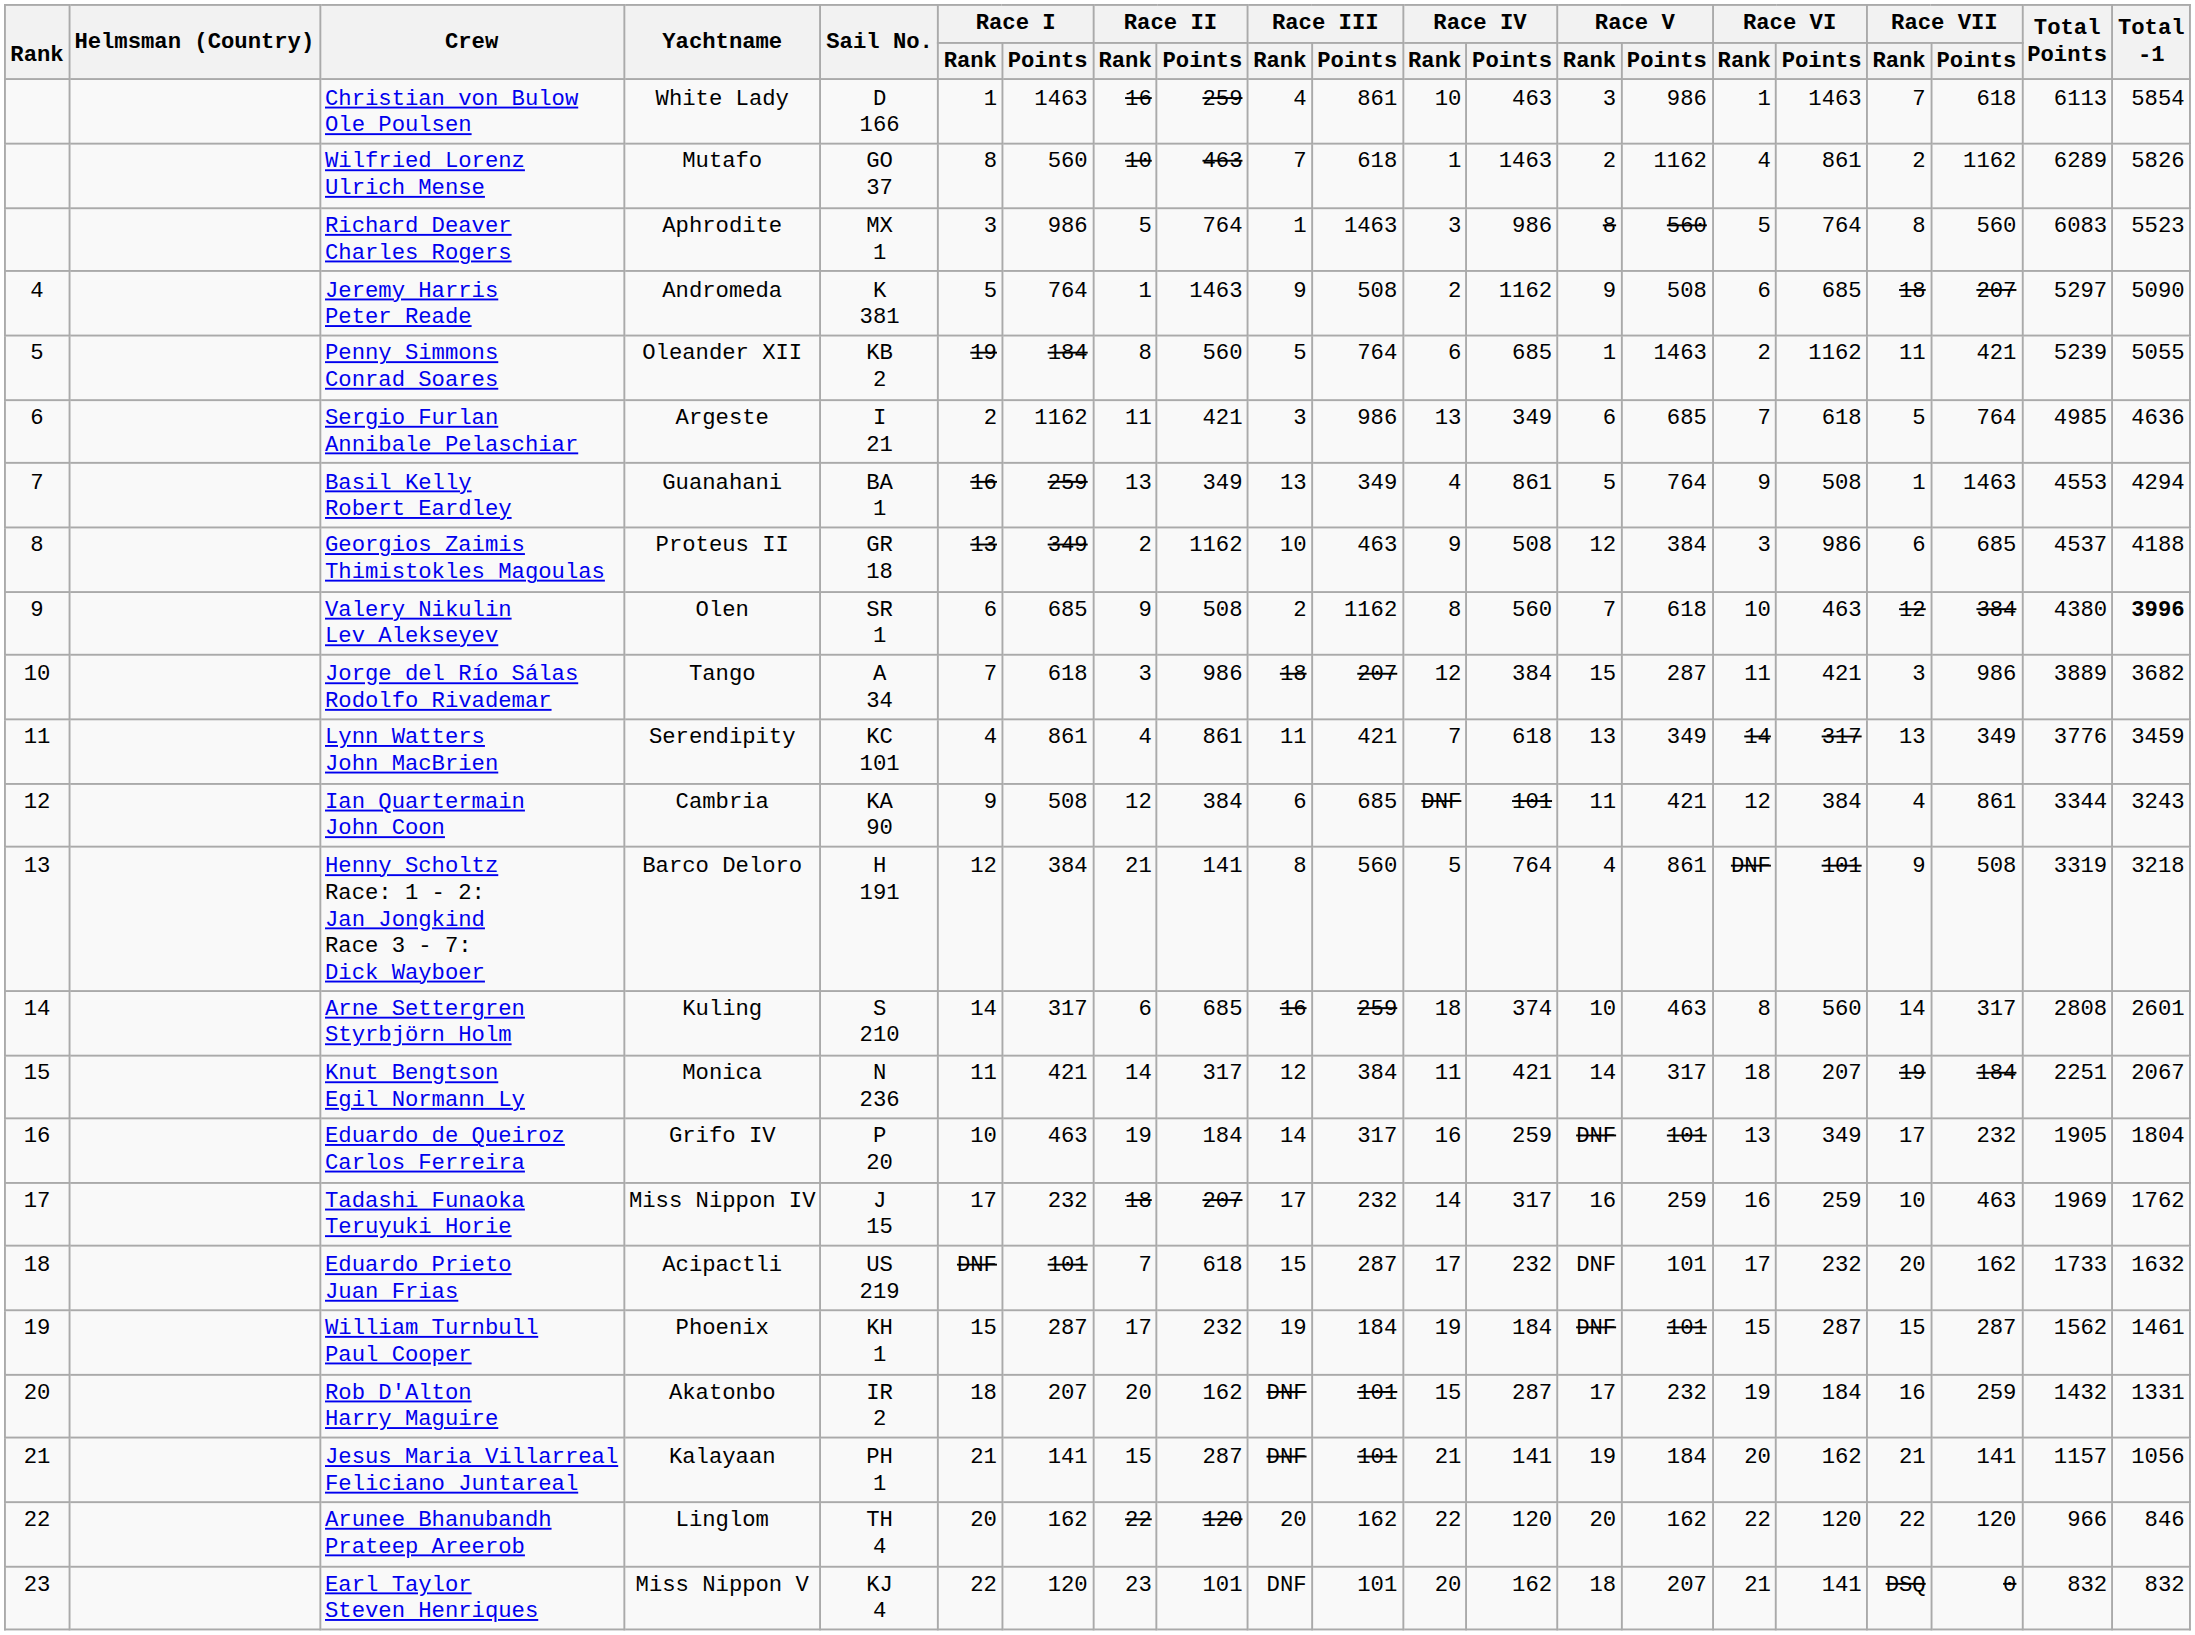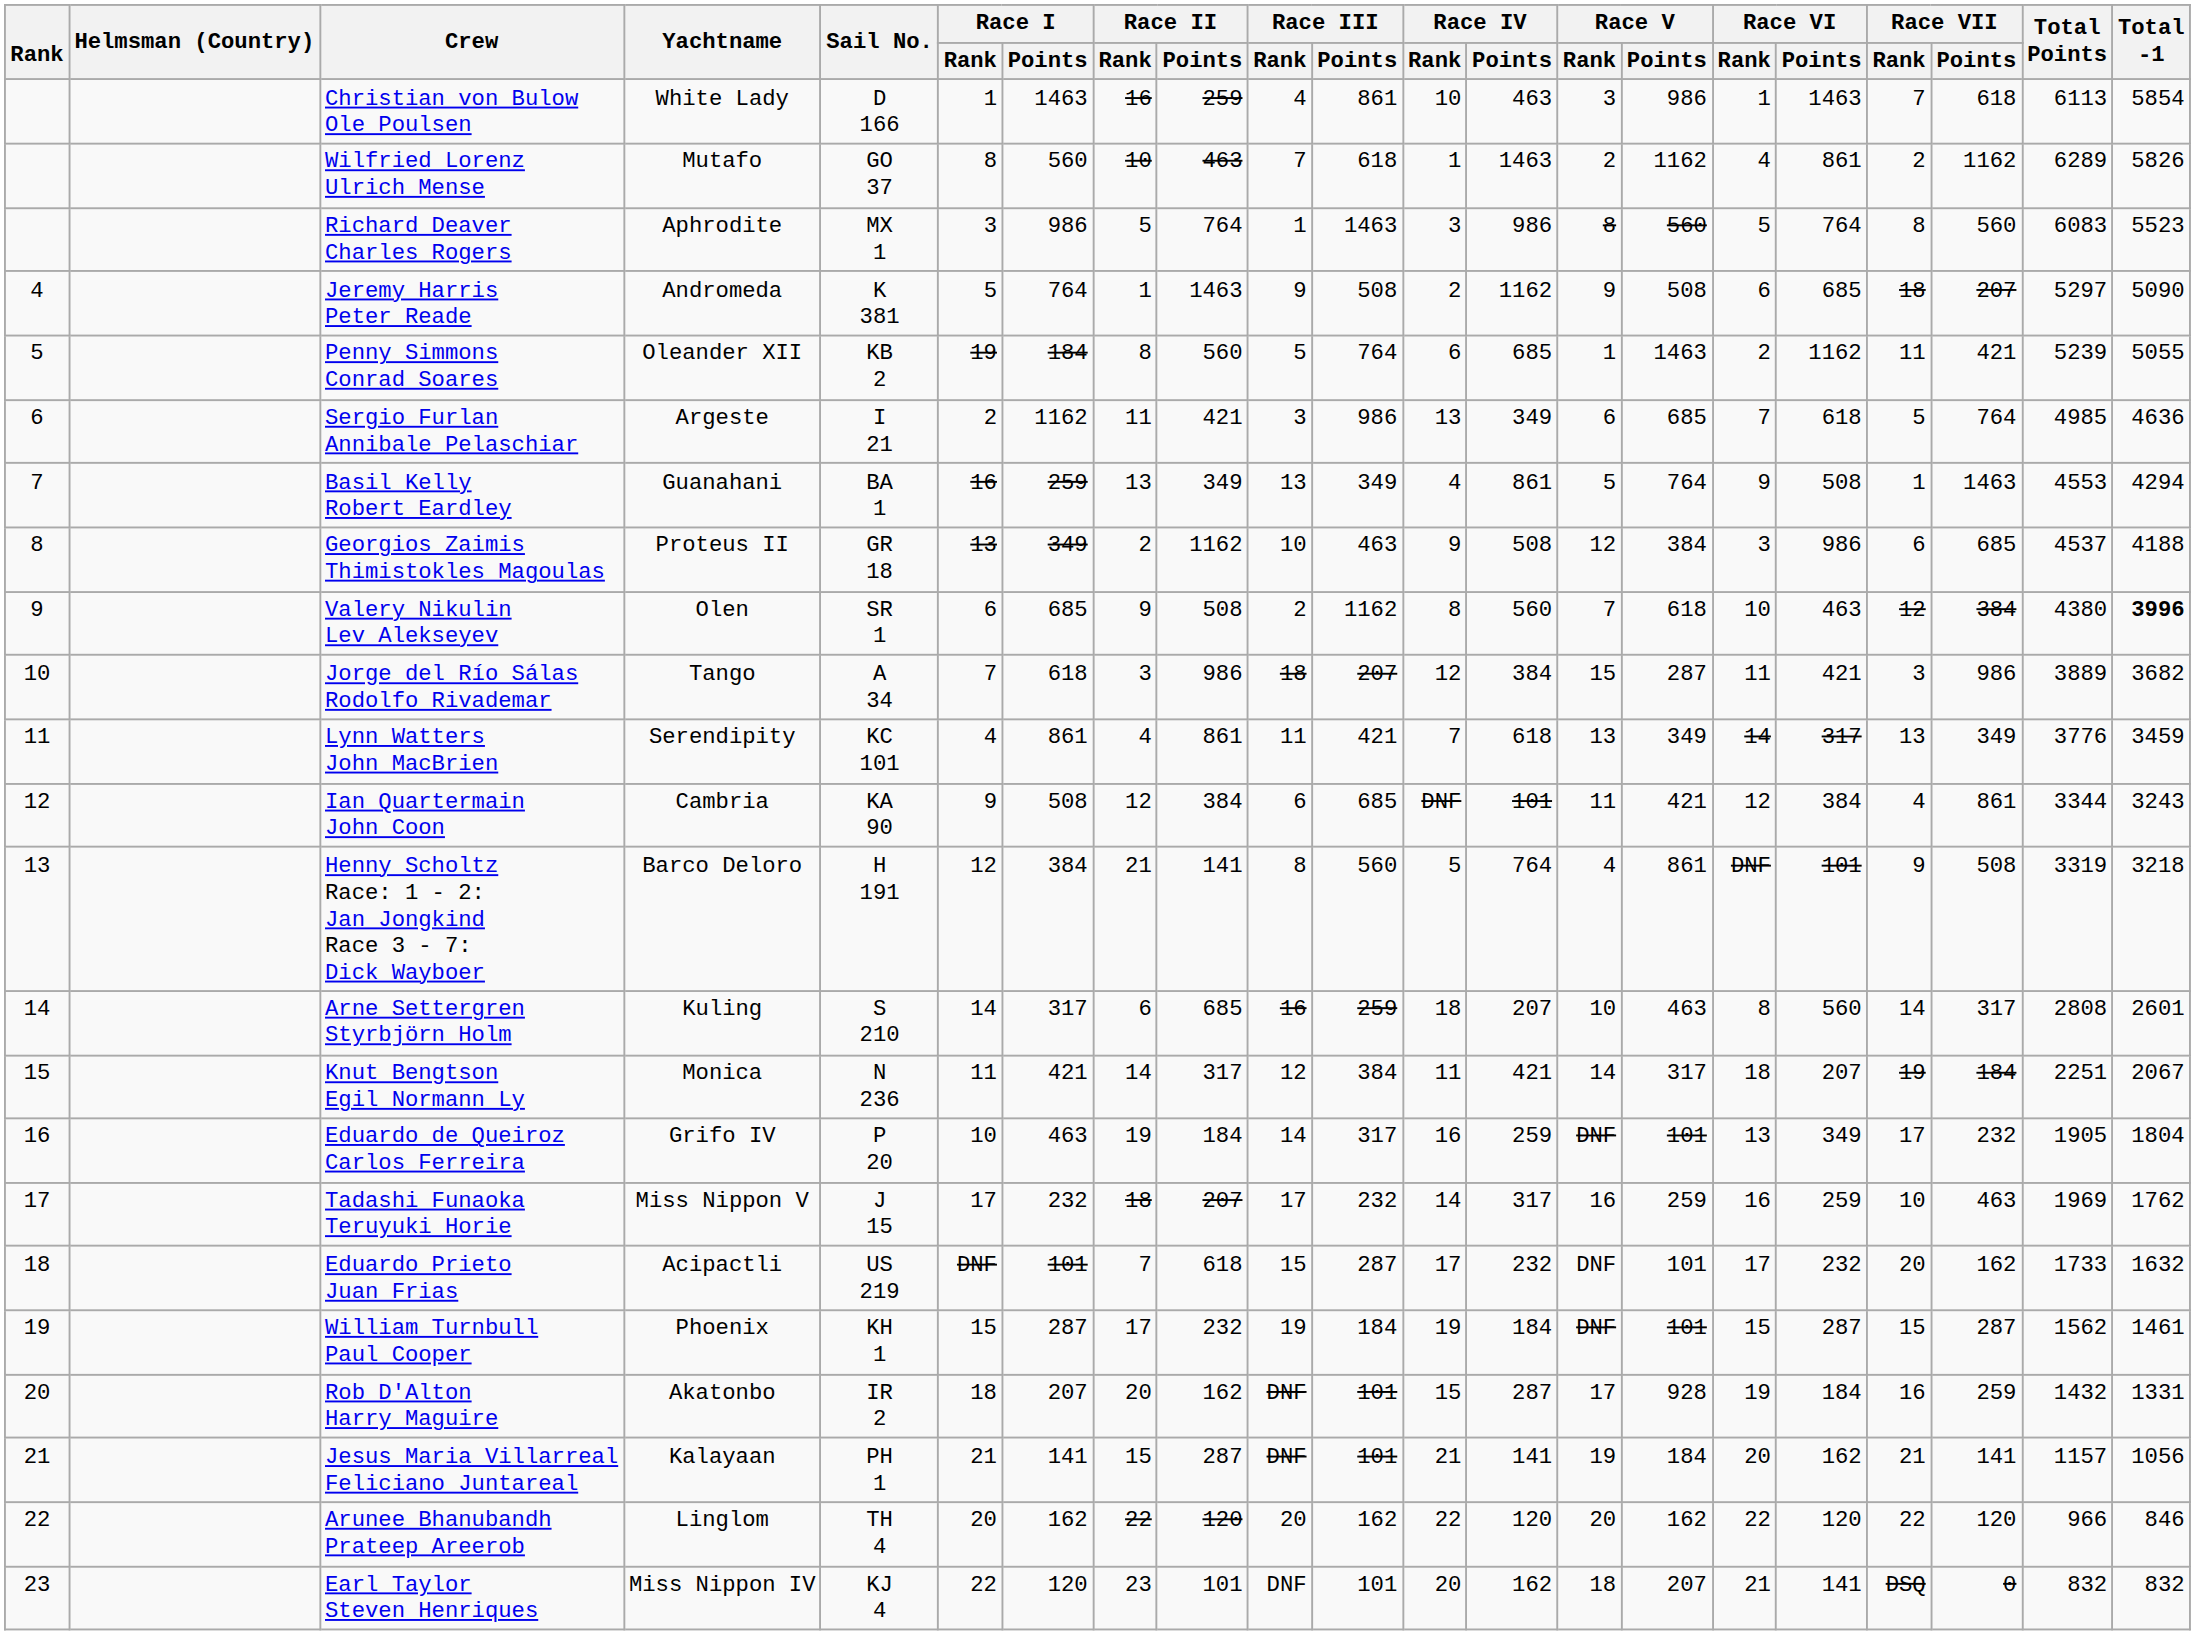(1532, 1009) 374 -> (1532, 1009) 207
(722, 1201) Miss Nippon IV -> (722, 1201) Miss Nippon V
(1687, 1393) 232 -> (1687, 1393) 928
(722, 1585) Miss Nippon V -> (722, 1585) Miss Nippon IV
